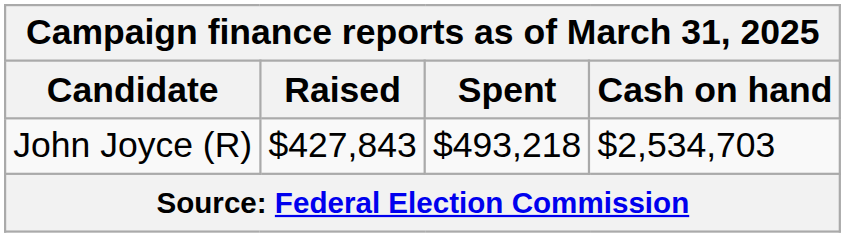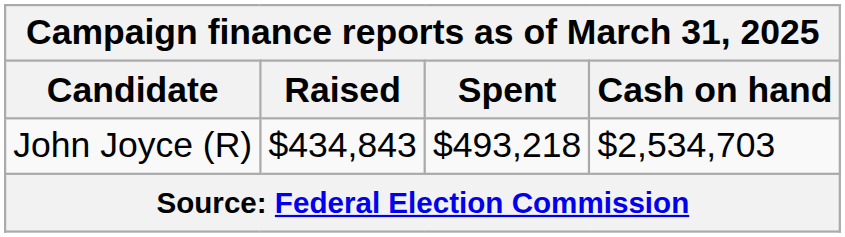(343, 145) $427,843 -> (343, 145) $434,843
